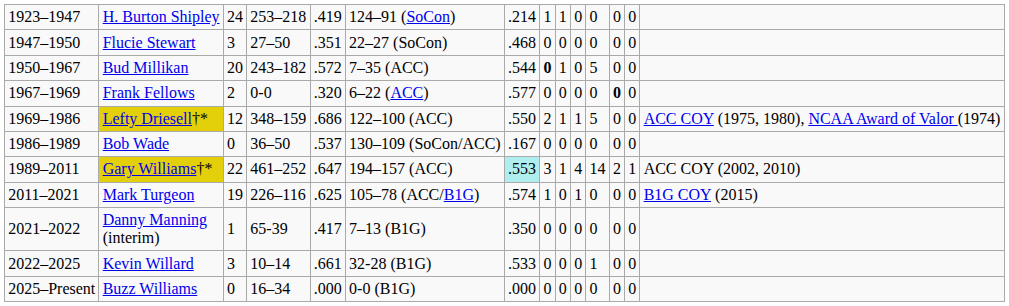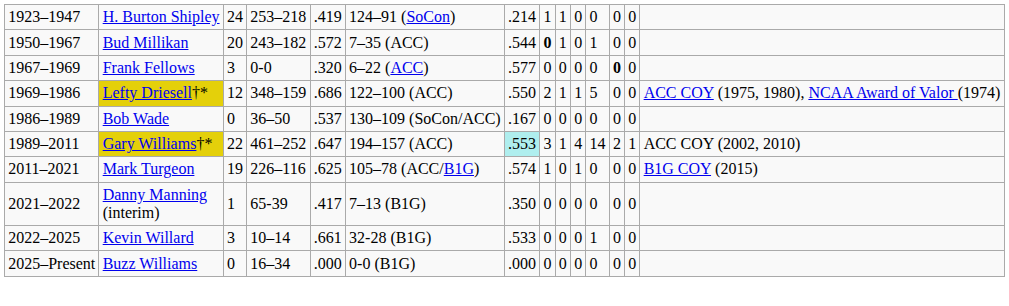- row: (149, 42)
(594, 67) 5 -> (594, 42) 1
(231, 93) 2 -> (231, 67) 3
